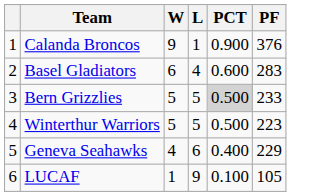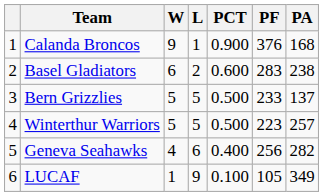+ column: (302, 17)
(196, 71) 4 -> (196, 71) 2
(230, 97) lightgrey background -> (230, 97) no background
(269, 151) 229 -> (269, 151) 256
